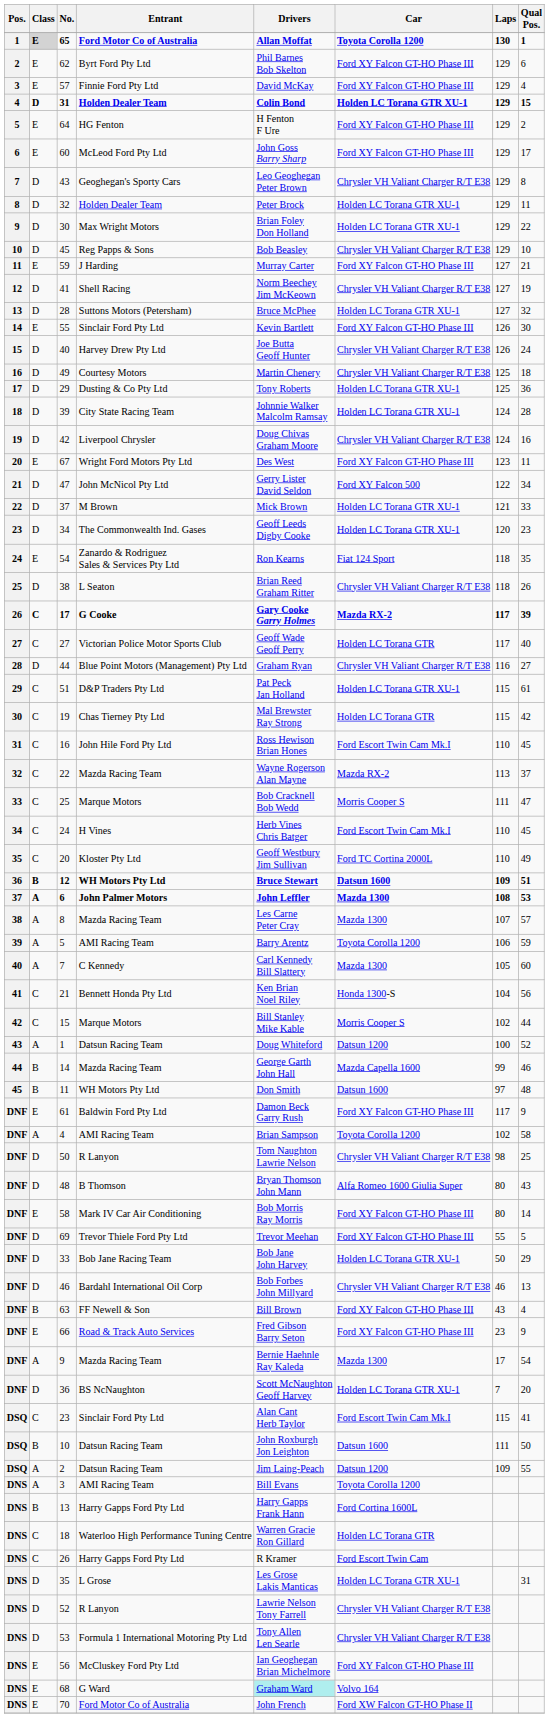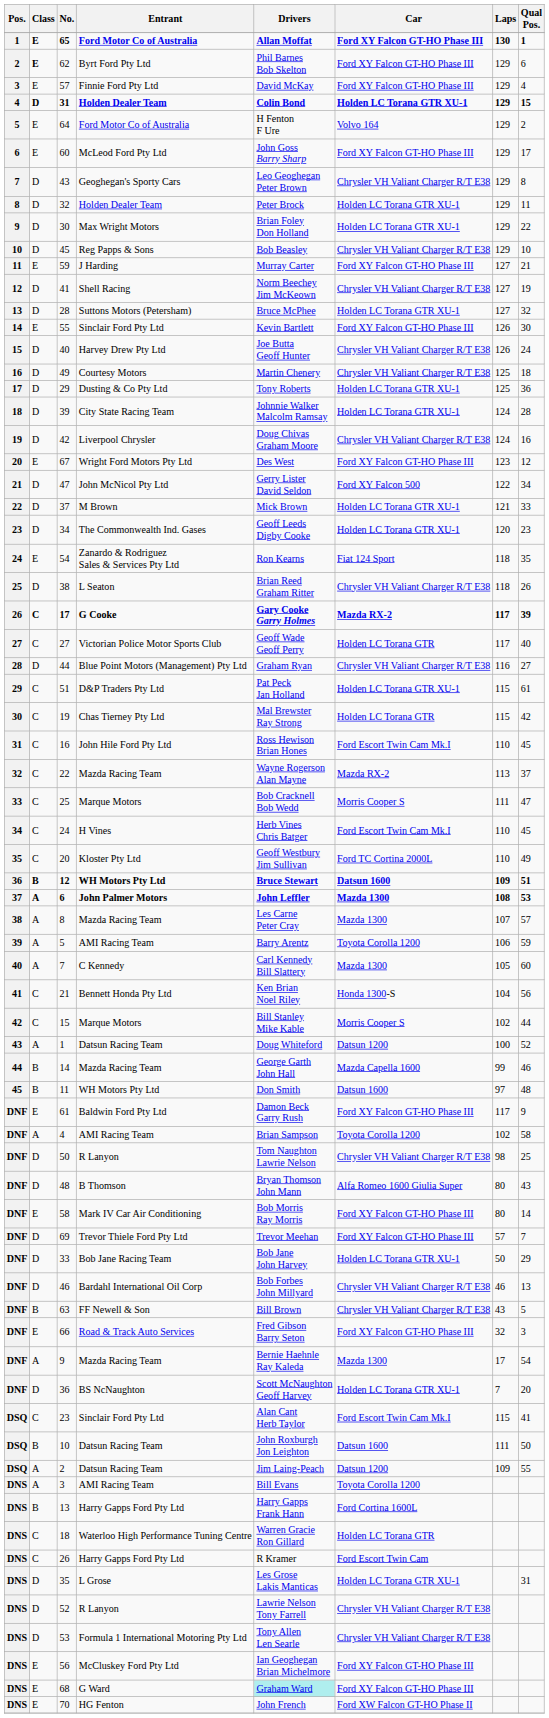(35, 41) lightgrey background -> (35, 41) no background
(380, 41) Toyota Corolla 1200 -> (410, 41) Ford XY Falcon GT-HO Phase III
(35, 63) normal -> (35, 63) bold
(101, 125) HG Fenton -> (134, 125) Ford Motor Co of Australia
(405, 125) Ford XY Falcon GT-HO Phase III -> (358, 125) Volvo 164
(526, 462) 11 -> (526, 462) 12
(500, 1236) 55 -> (500, 1236) 57
(523, 1236) 5 -> (523, 1236) 7
(405, 1310) Ford XY Falcon GT-HO Phase III -> (414, 1310) Chrysler VH Valiant Charger R/T E38
(523, 1310) 4 -> (523, 1310) 5
(500, 1332) 23 -> (500, 1332) 32
(523, 1332) 9 -> (523, 1332) 3
(358, 1688) Volvo 164 -> (405, 1688) Ford XY Falcon GT-HO Phase III
(134, 1705) Ford Motor Co of Australia -> (101, 1705) HG Fenton
